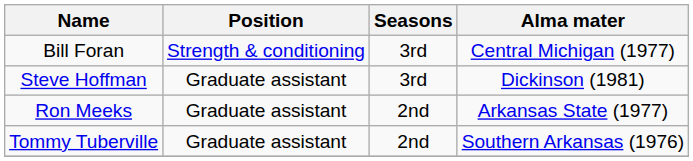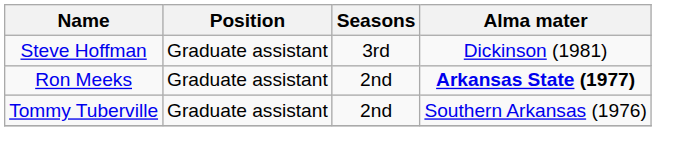- row: (84, 50)
(573, 111) normal -> (536, 81) bold
